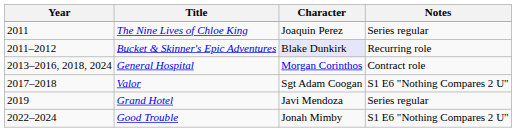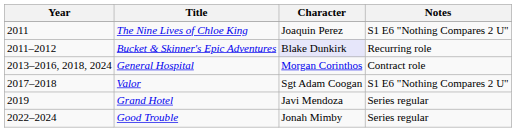(398, 30) Series regular -> (438, 30) S1 E6 "Nothing Compares 2 U"
(438, 118) S1 E6 "Nothing Compares 2 U" -> (398, 118) Series regular
